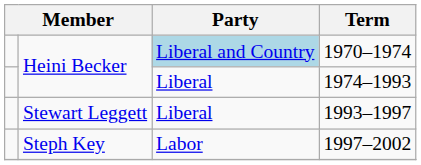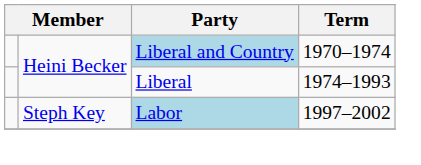- row: (367, 112)
(179, 143) no background -> (159, 112) lightblue background
